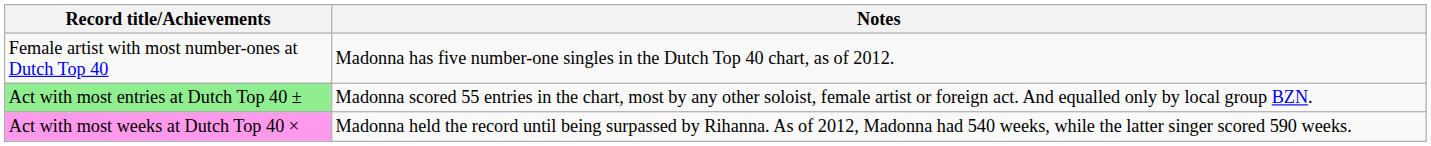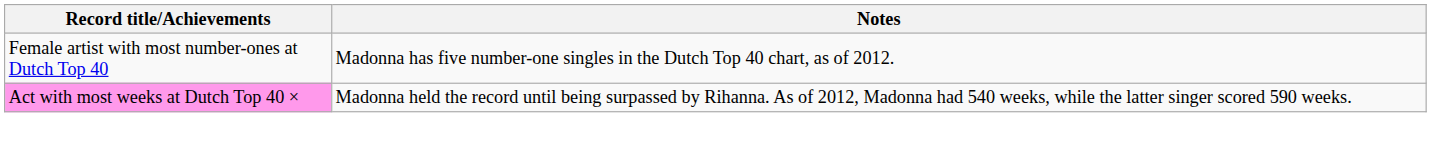- row: (155, 97)
